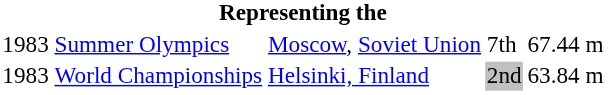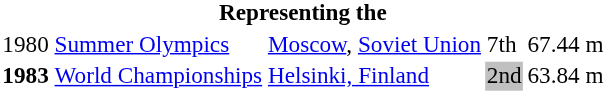(26, 44) 1983 -> (26, 44) 1980
(26, 75) normal -> (26, 75) bold
